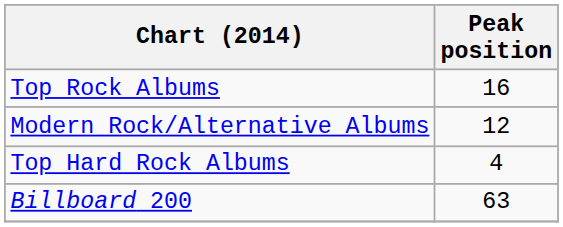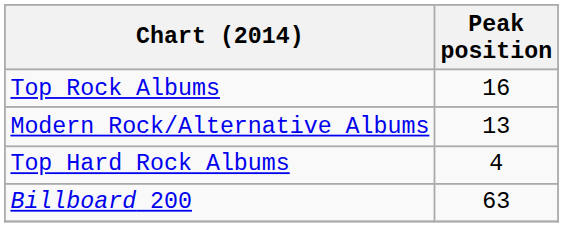(496, 127) 12 -> (496, 127) 13
